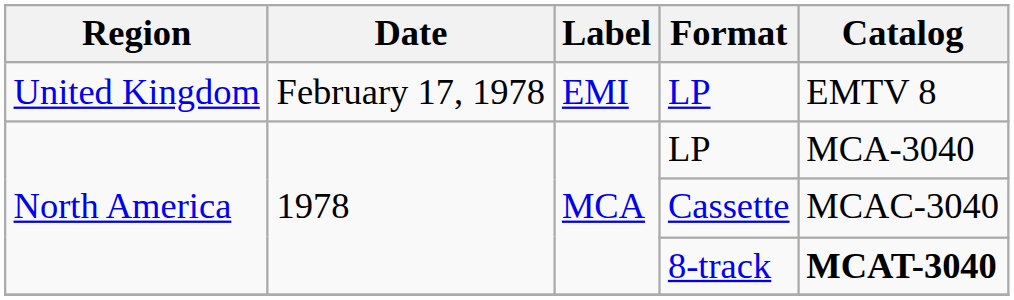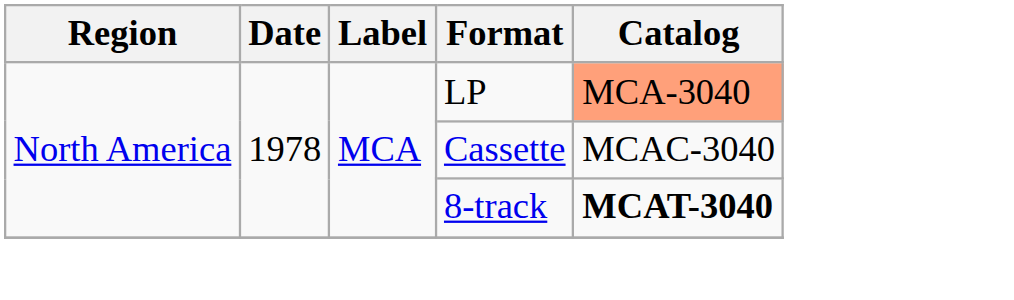- row: (137, 91)
(890, 149) no background -> (666, 91) lightsalmon background
